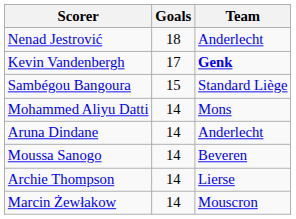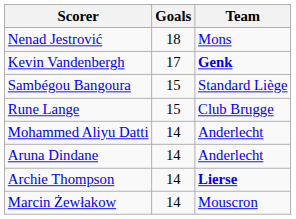(231, 39) Anderlecht -> (215, 39) Mons
+ row: (44, 109)
(215, 109) Mons -> (231, 132) Anderlecht
- row: (55, 156)
(216, 179) normal -> (218, 179) bold
